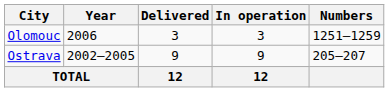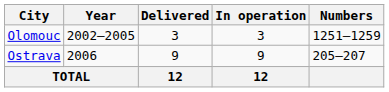(82, 35) 2006 -> (101, 35) 2002–2005
(101, 56) 2002–2005 -> (82, 56) 2006
